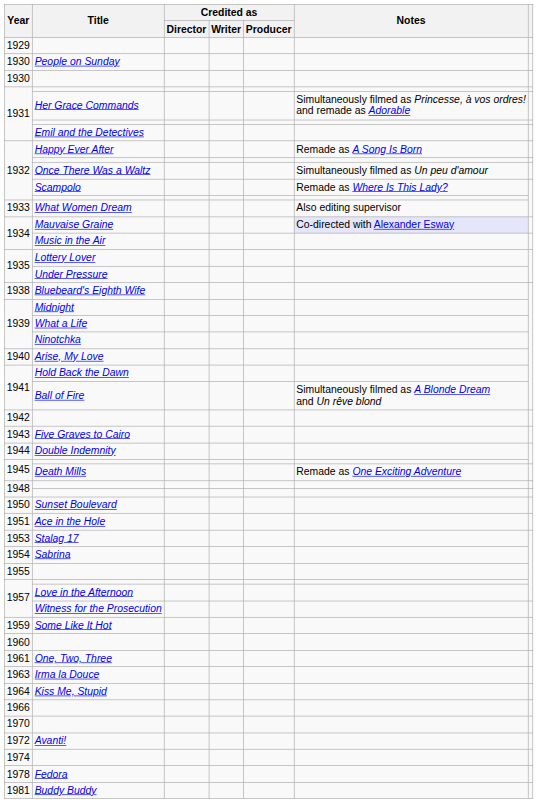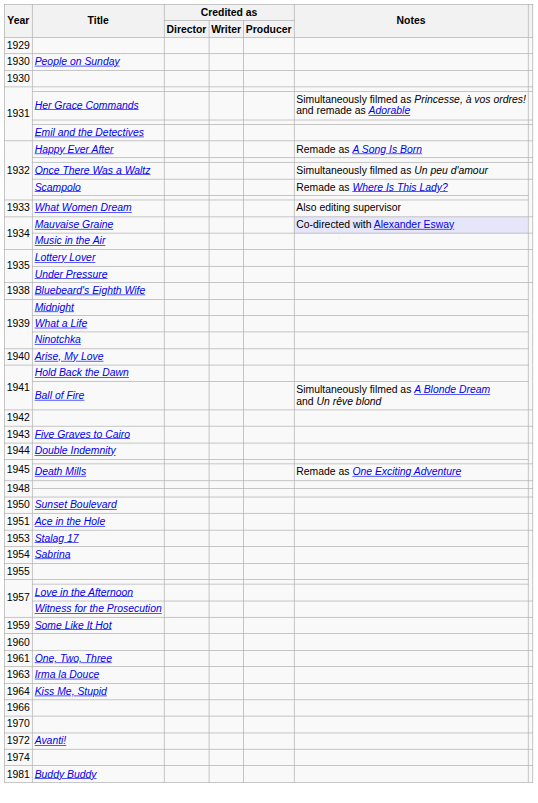- row: (18, 774)
